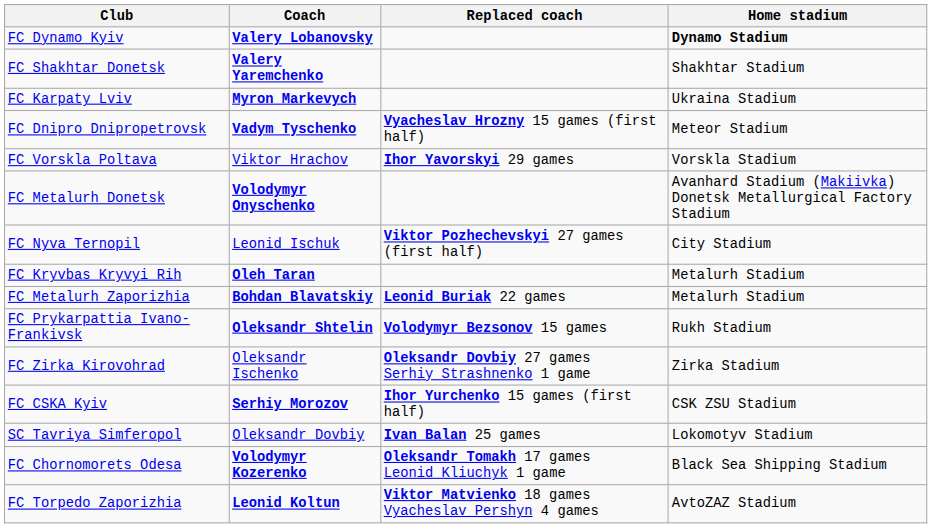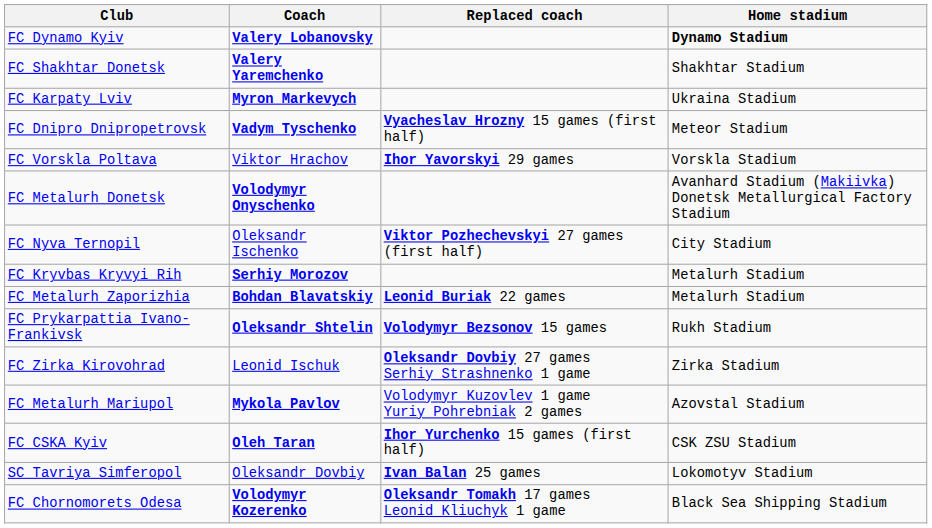(286, 245) Leonid Ischuk -> (269, 245) Oleksandr Ischenko
(274, 275) Oleh Taran -> (290, 275) Serhiy Morozov
(269, 366) Oleksandr Ischenko -> (286, 366) Leonid Ischuk
+ row: (91, 405)
(290, 405) Serhiy Morozov -> (274, 443) Oleh Taran
- row: (95, 504)
